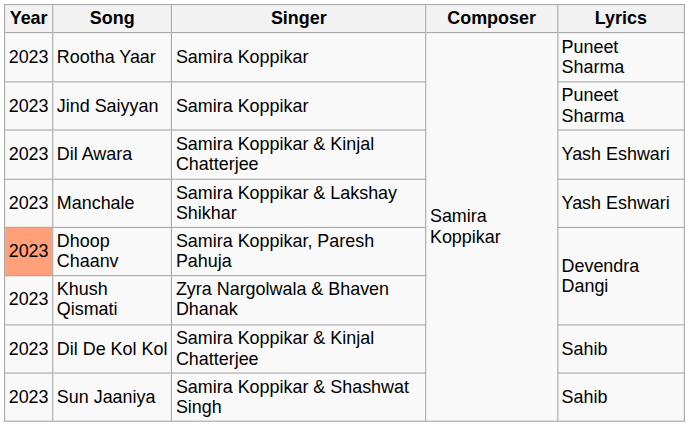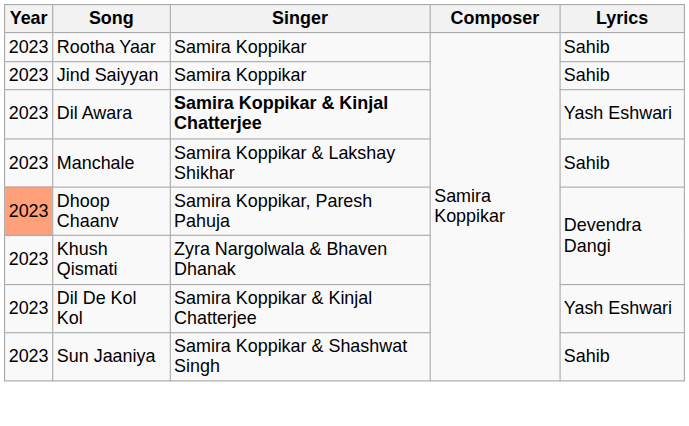(593, 57) Puneet Sharma -> (587, 47) Sahib
(593, 105) Puneet Sharma -> (587, 75) Sahib
(275, 154) normal -> (281, 114) bold
(616, 202) Yash Eshwari -> (587, 162) Sahib
(584, 348) Sahib -> (618, 308) Yash Eshwari
